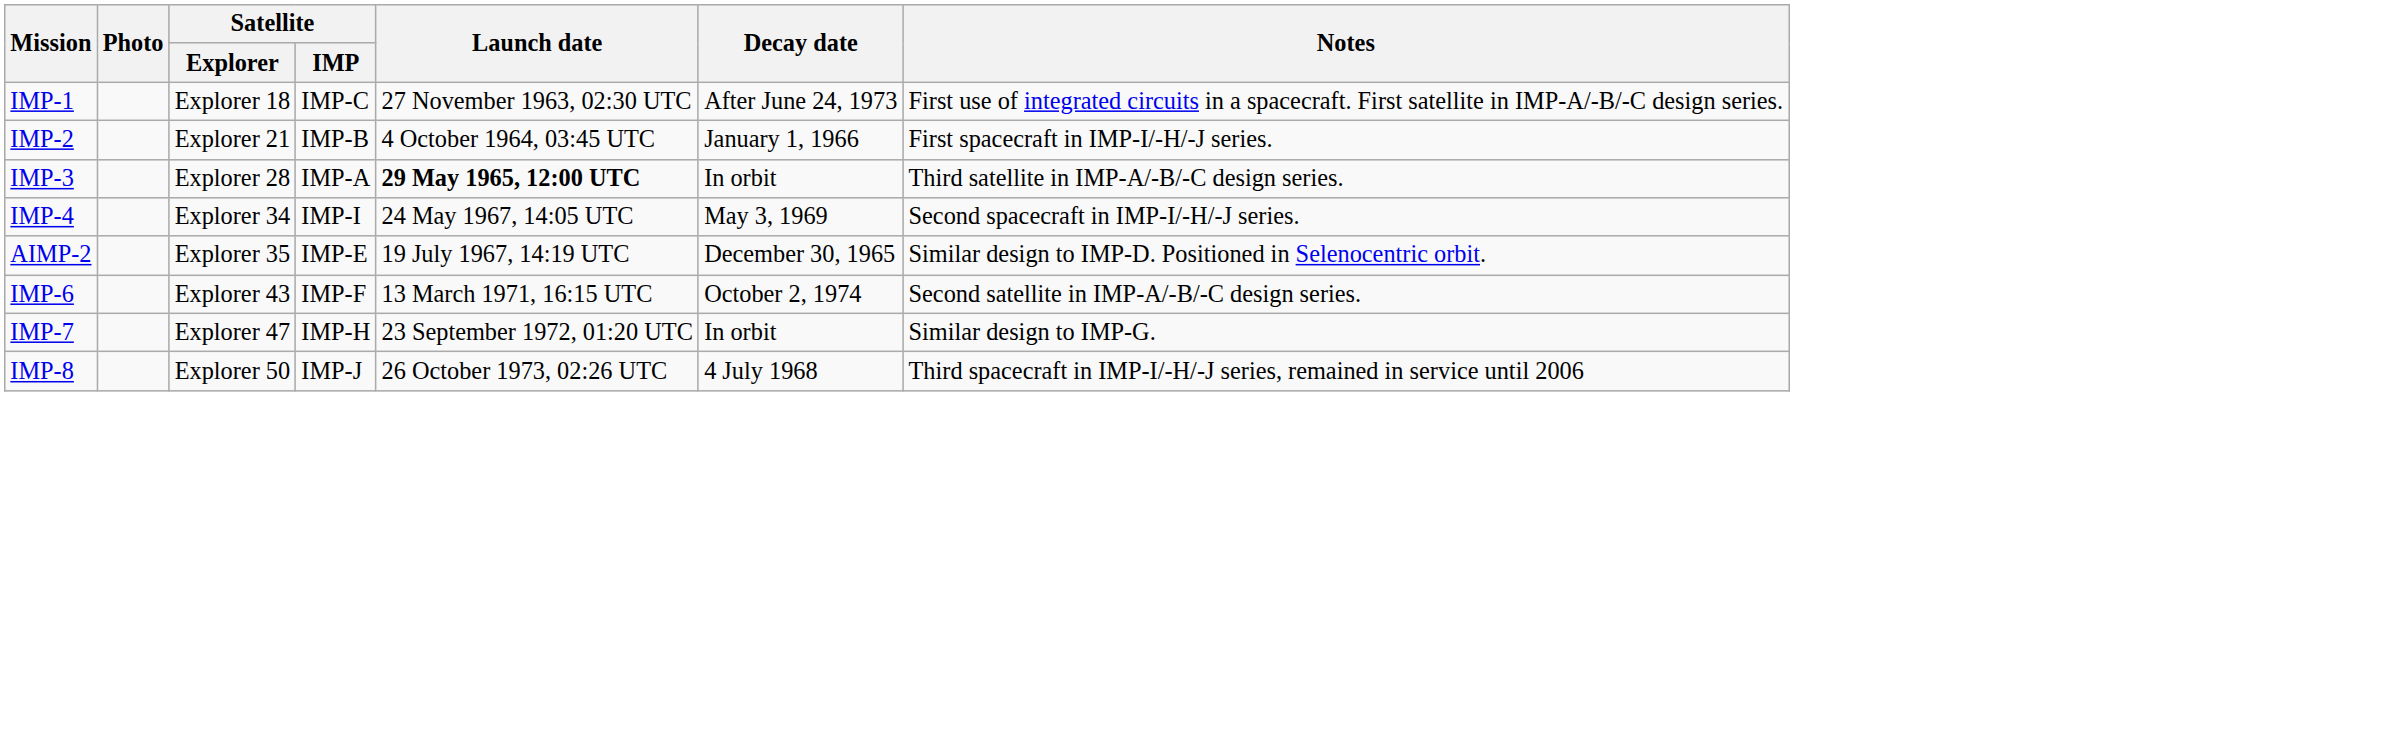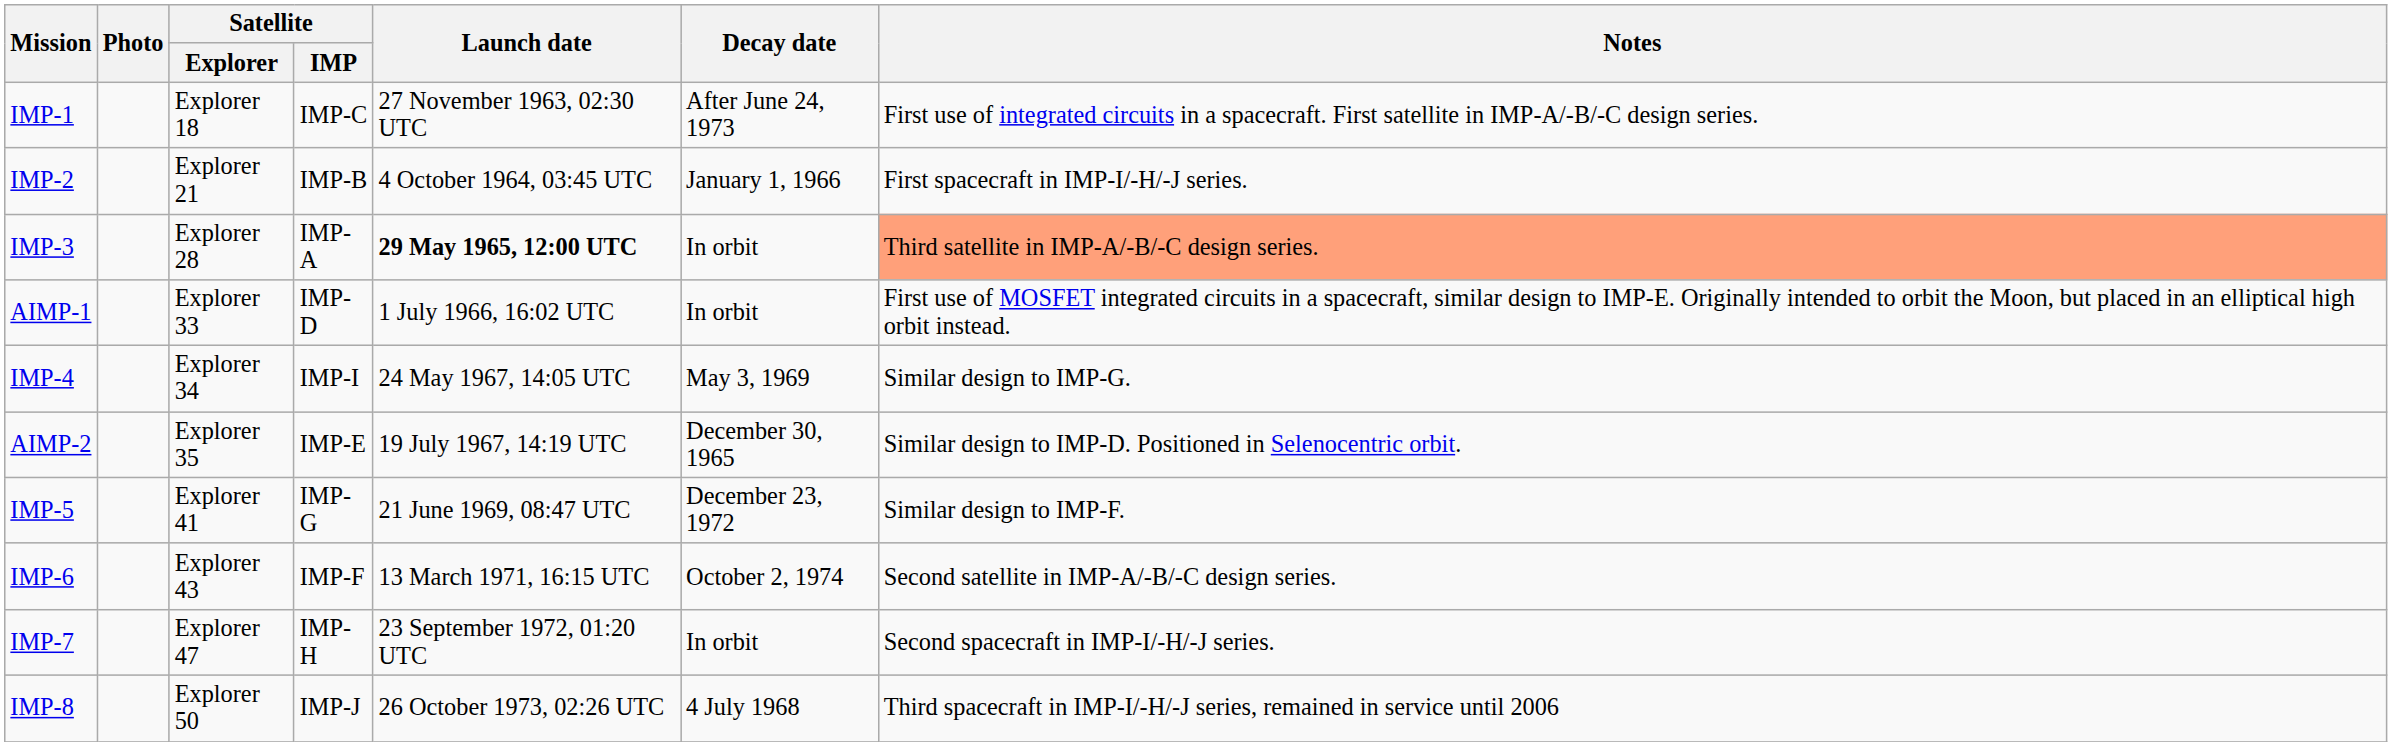(1126, 178) no background -> (1101, 246) lightsalmon background
+ row: (51, 312)
(1104, 216) Second spacecraft in IMP-I/-H/-J series. -> (1007, 378) Similar design to IMP-G.
+ row: (42, 510)
(1032, 332) Similar design to IMP-G. -> (1079, 642) Second spacecraft in IMP-I/-H/-J series.
